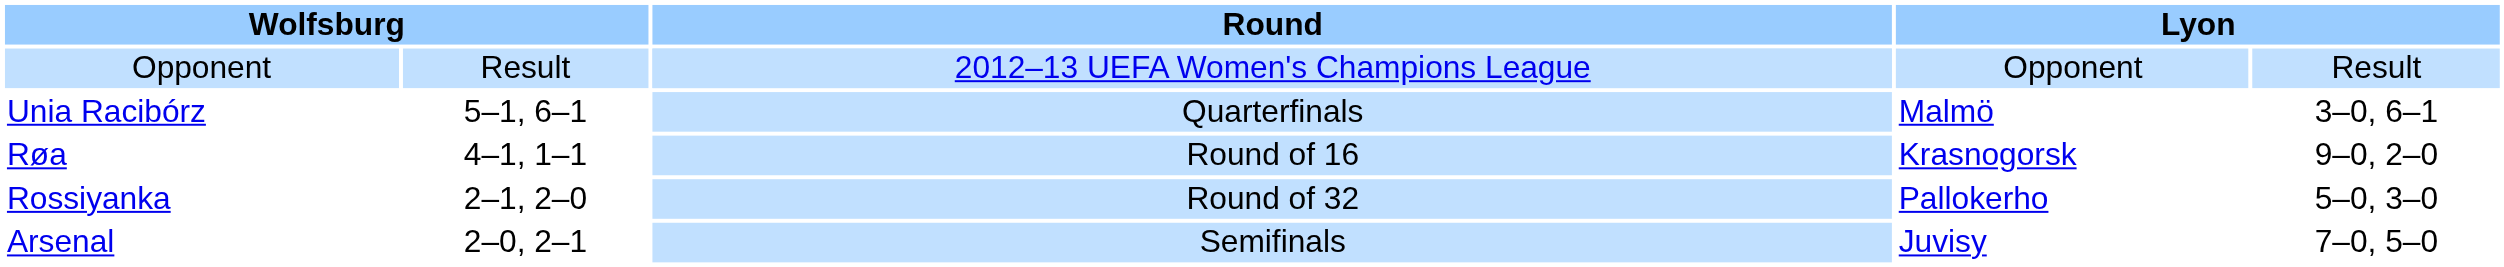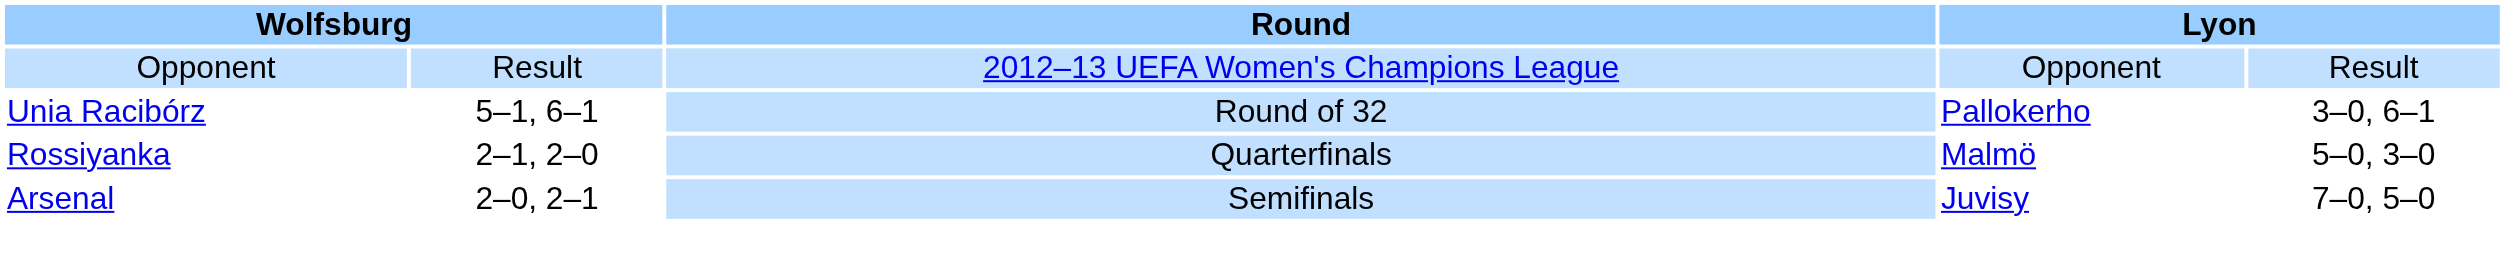(1273, 111) Quarterfinals -> (1301, 111) Round of 32
(1946, 111) Malmö -> (2016, 111) Pallokerho
- row: (37, 154)
(1273, 198) Round of 32 -> (1301, 154) Quarterfinals
(1974, 198) Pallokerho -> (1989, 154) Malmö
